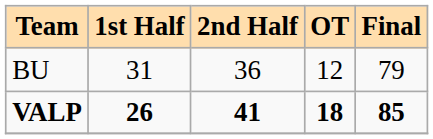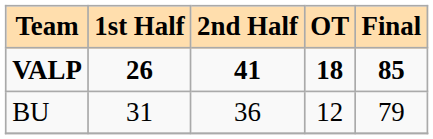rows swapped: (47, 111) <-> (31, 69)
